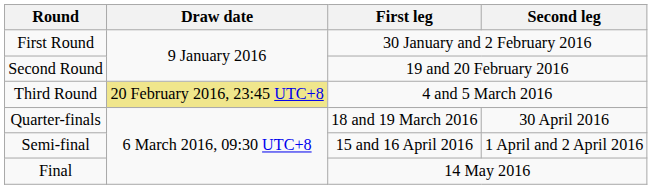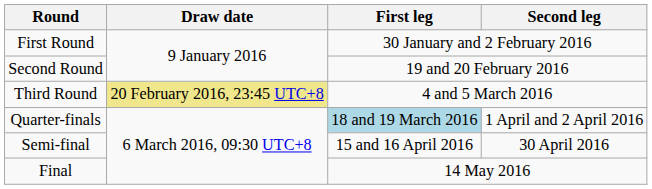(404, 119) no background -> (404, 119) lightblue background
(564, 119) 30 April 2016 -> (564, 119) 1 April and 2 April 2016
(564, 145) 1 April and 2 April 2016 -> (564, 145) 30 April 2016
